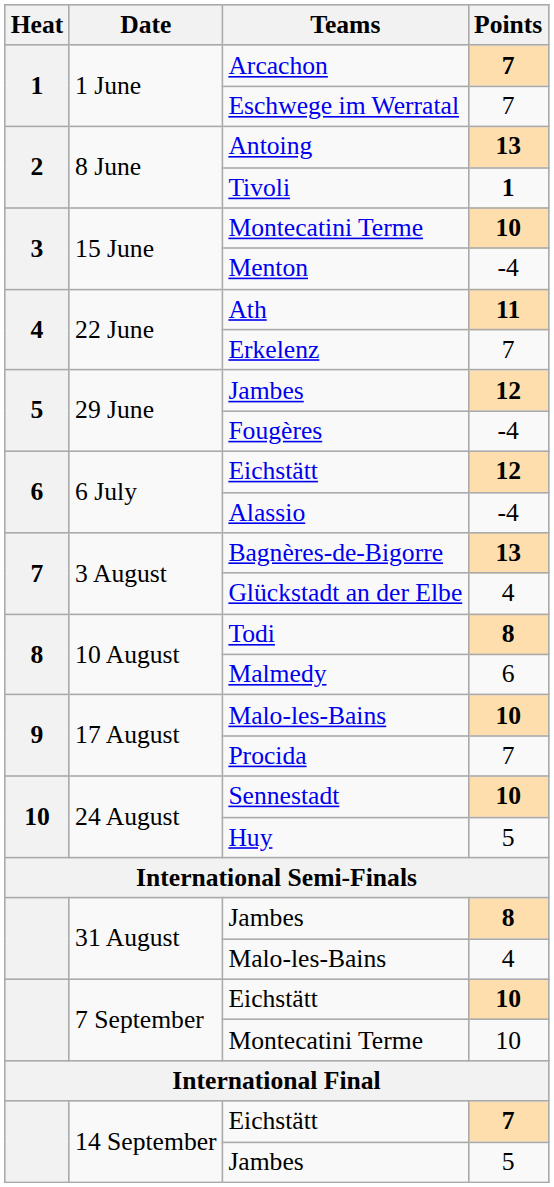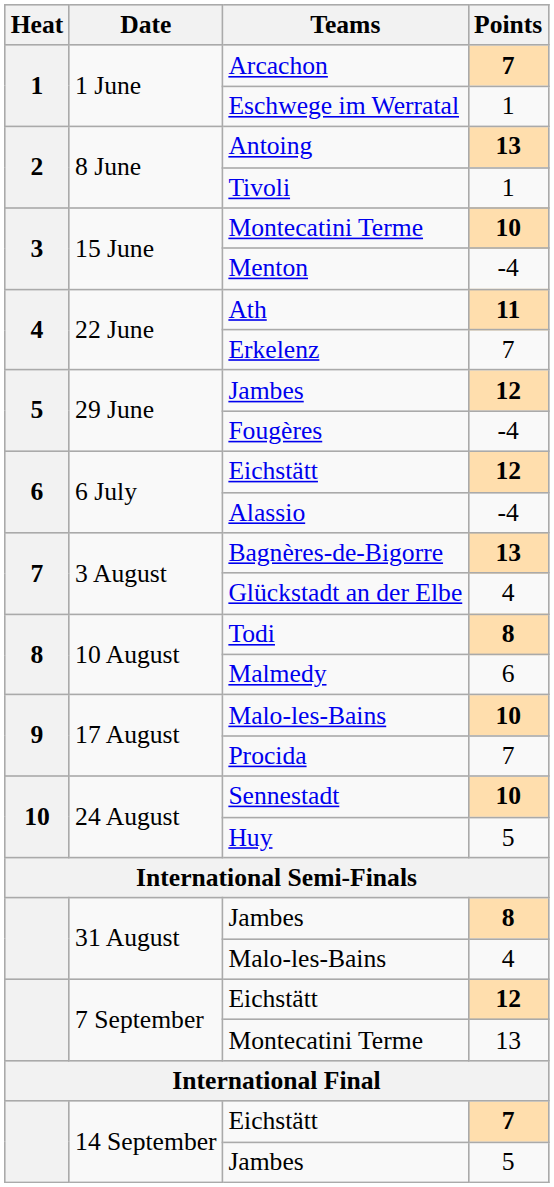(508, 106) 7 -> (508, 106) 1
(508, 187) bold -> (508, 187) normal
(508, 999) 10 -> (508, 999) 12
(508, 1039) 10 -> (508, 1039) 13
